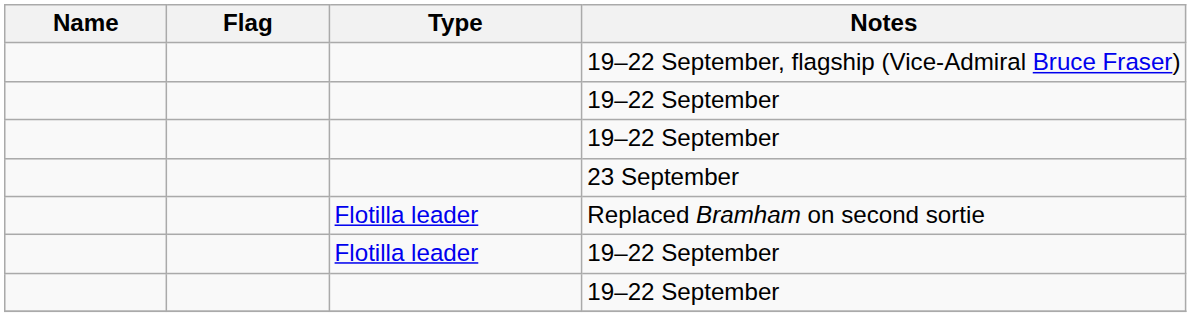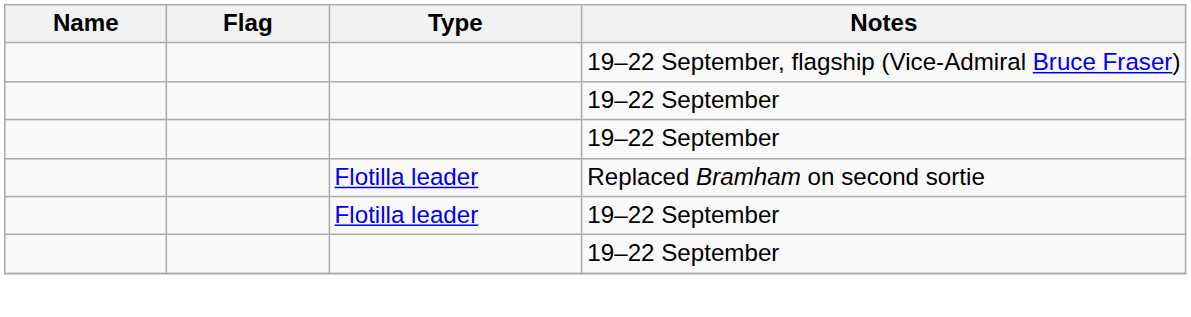- row: (455, 177)
